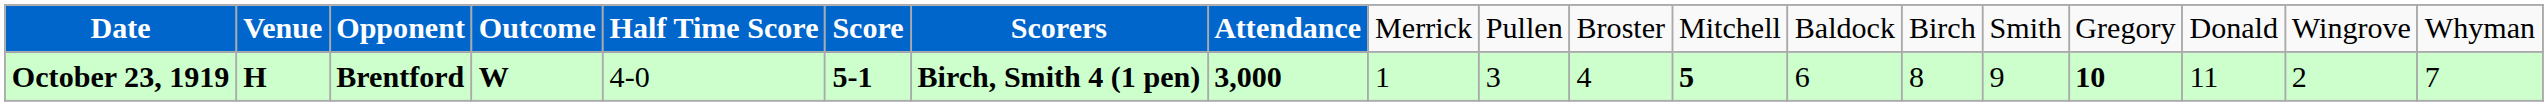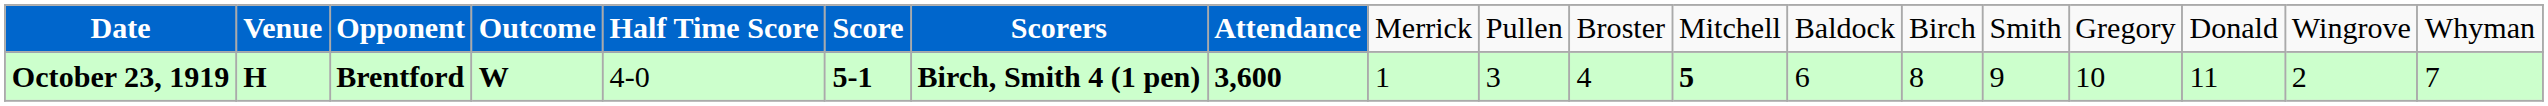(1248, 76) 3,000 -> (1248, 76) 3,600
(2090, 76) bold -> (2090, 76) normal
